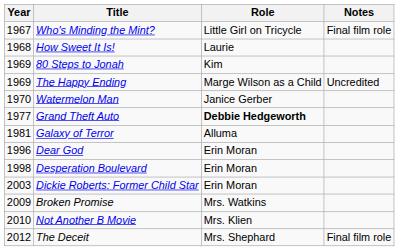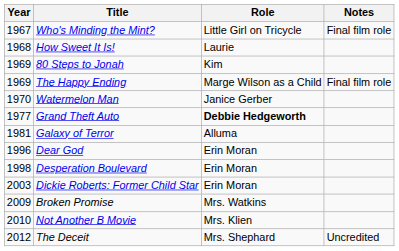(353, 82) Uncredited -> (359, 82) Final film role
(359, 237) Final film role -> (353, 237) Uncredited
